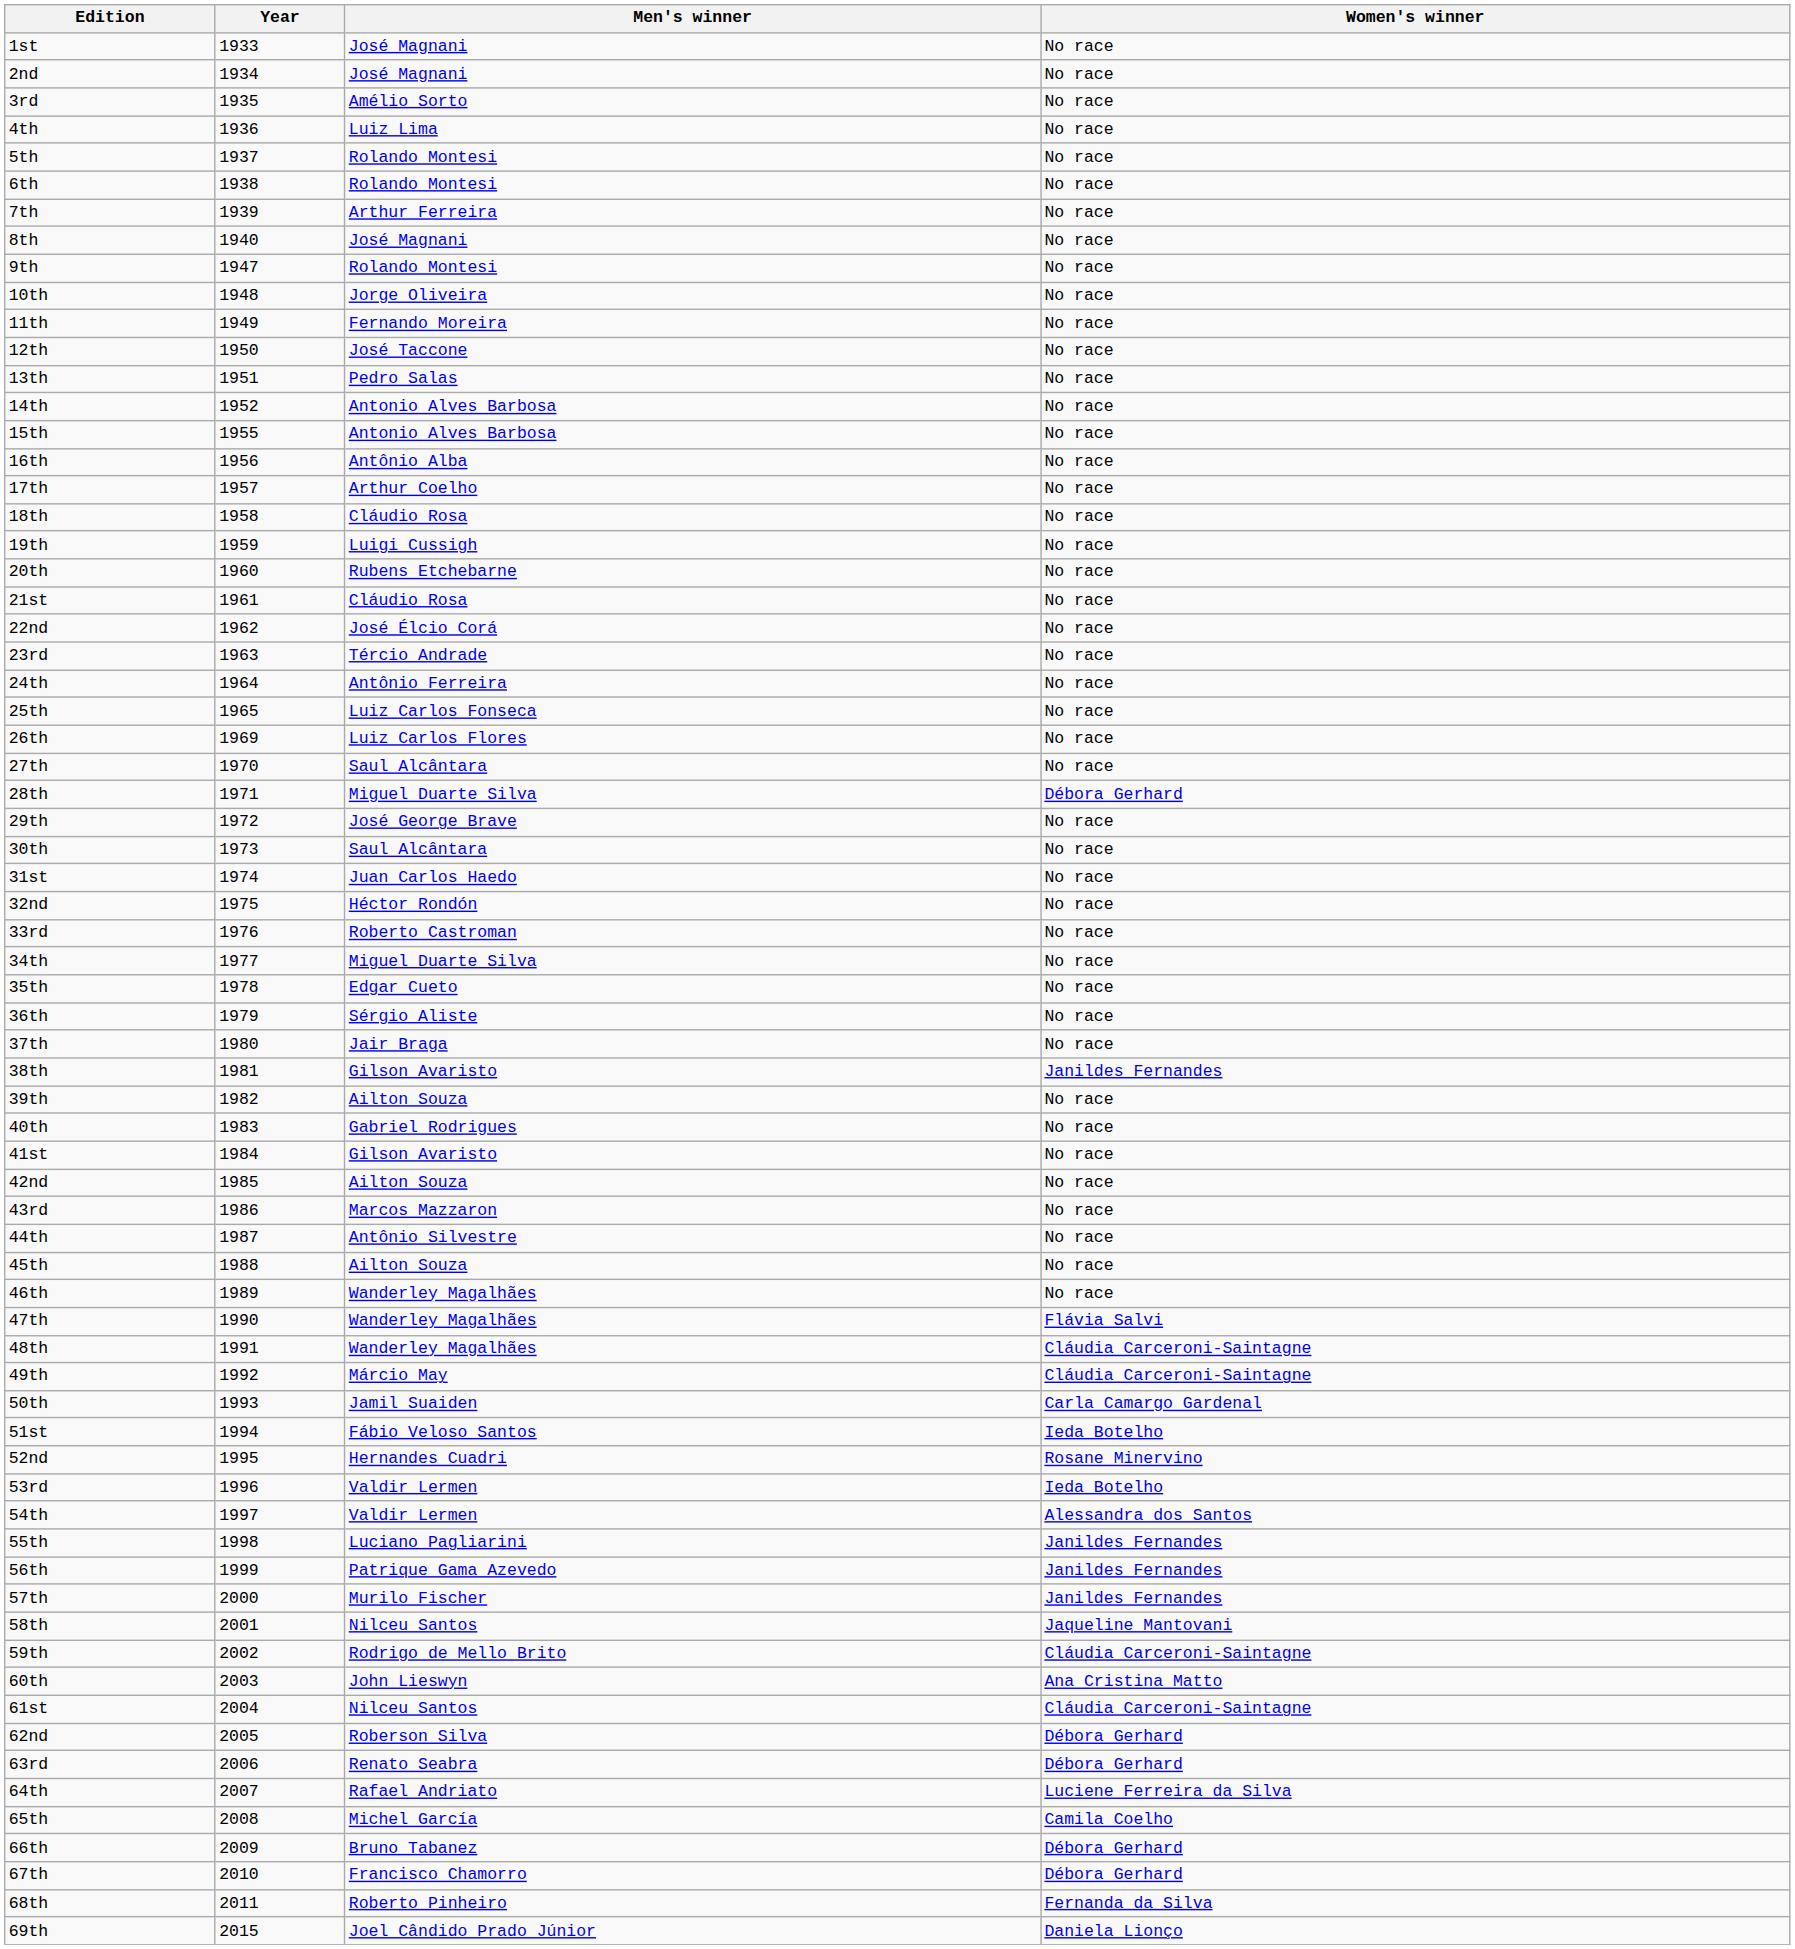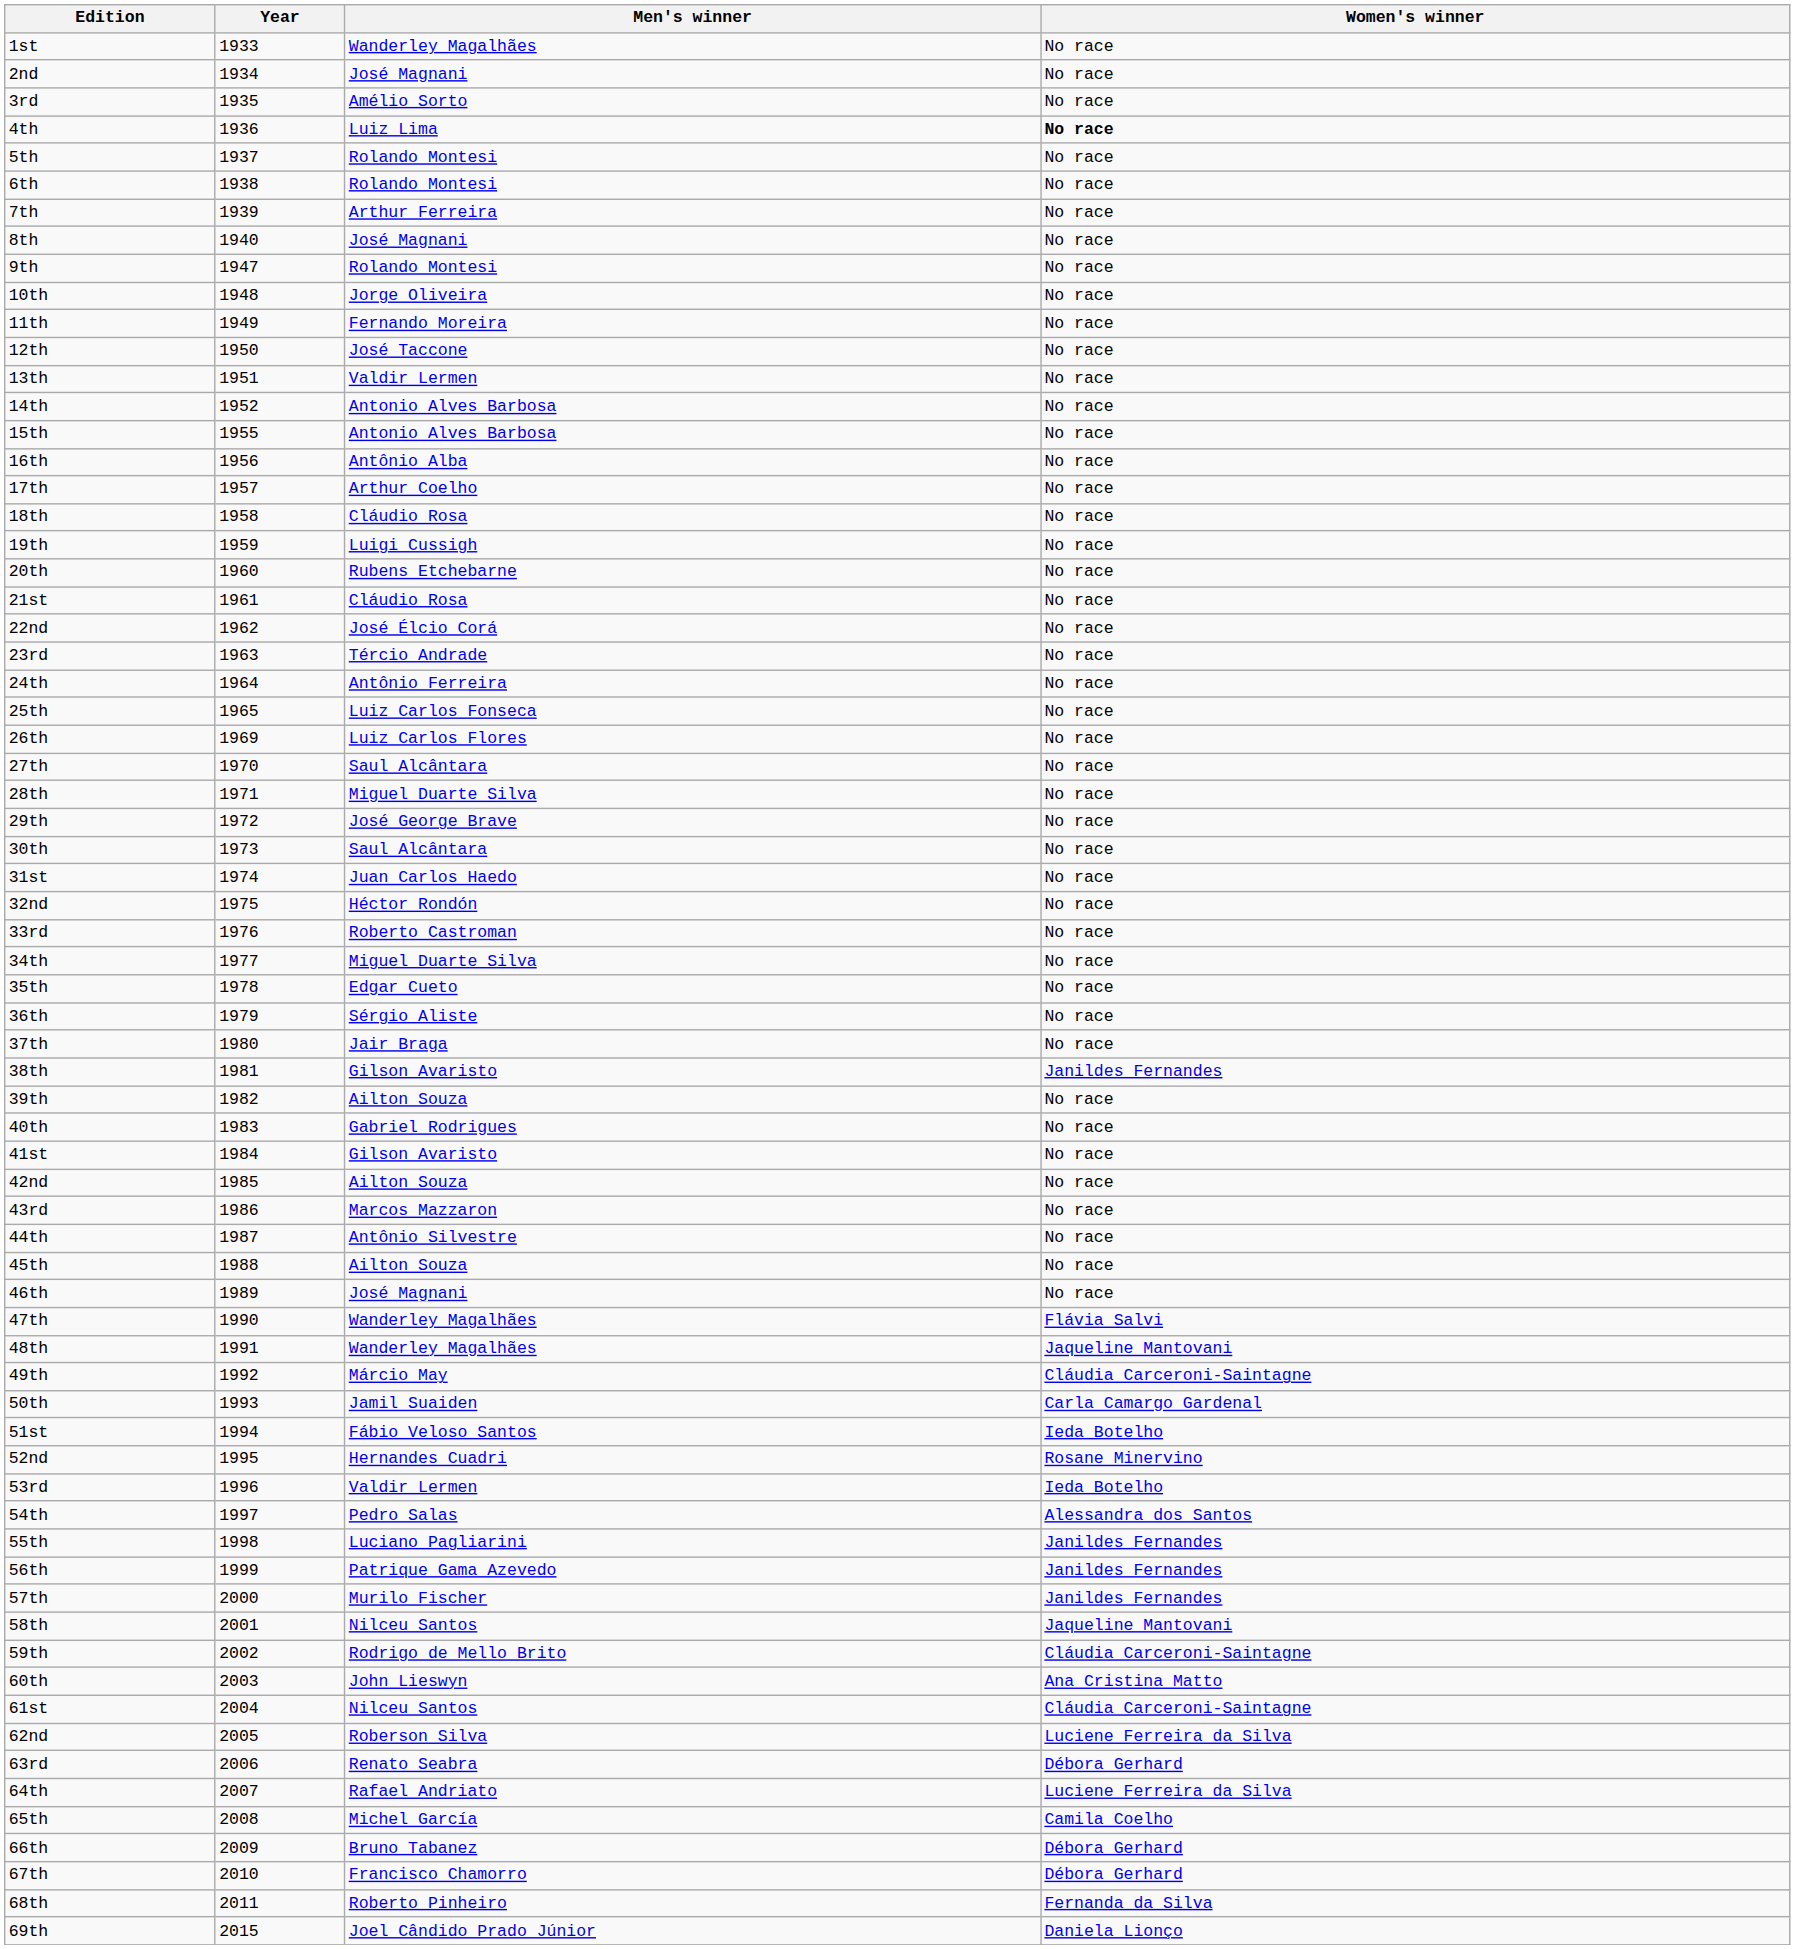(408, 46) José Magnani -> (443, 46) Wanderley Magalhães
(1079, 129) normal -> (1079, 129) bold
(403, 379) Pedro Salas -> (413, 379) Valdir Lermen
(1114, 794) Débora Gerhard -> (1079, 794) No race
(443, 1293) Wanderley Magalhães -> (408, 1293) José Magnani
(1178, 1349) Cláudia Carceroni-Saintagne -> (1138, 1349) Jaqueline Mantovani
(413, 1515) Valdir Lermen -> (403, 1515) Pedro Salas
(1114, 1737) Débora Gerhard -> (1168, 1737) Luciene Ferreira da Silva
